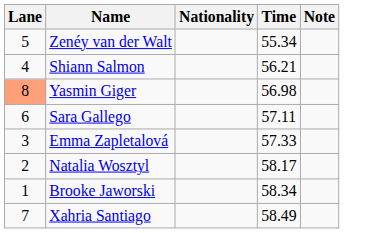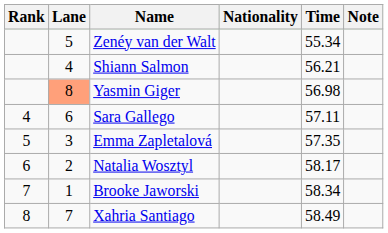+ column: (26, 16)
(279, 141) 57.33 -> (323, 141) 57.35
